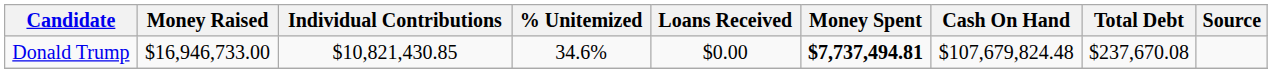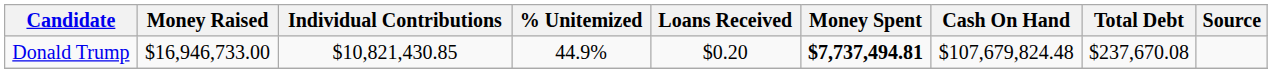(581, 52) 34.6% -> (581, 52) 44.9%
(725, 52) $0.00 -> (725, 52) $0.20
